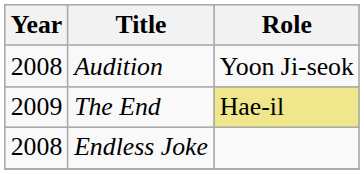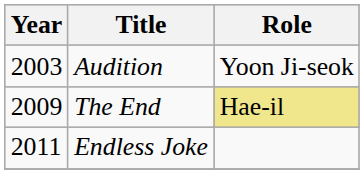(37, 65) 2008 -> (37, 65) 2003
(37, 147) 2008 -> (36, 147) 2011
